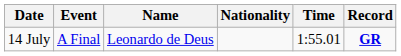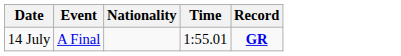- column: (160, 16)
